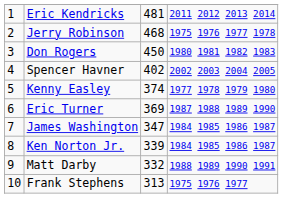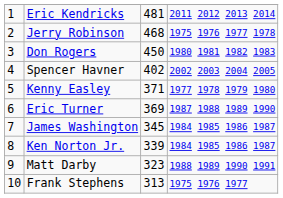(154, 89) 374 -> (154, 89) 371
(154, 127) 347 -> (154, 127) 345
(154, 165) 332 -> (154, 165) 323
